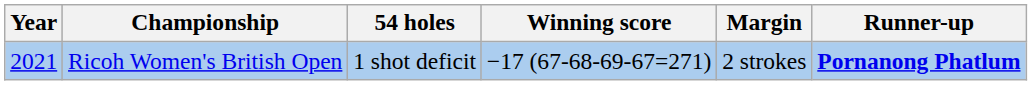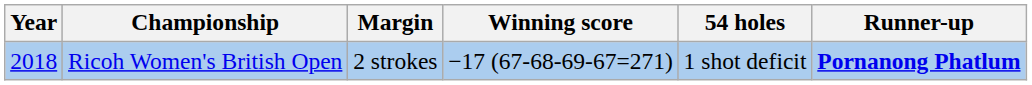columns swapped: (415, 23) <-> (764, 23)
(34, 60) 2021 -> (34, 60) 2018
